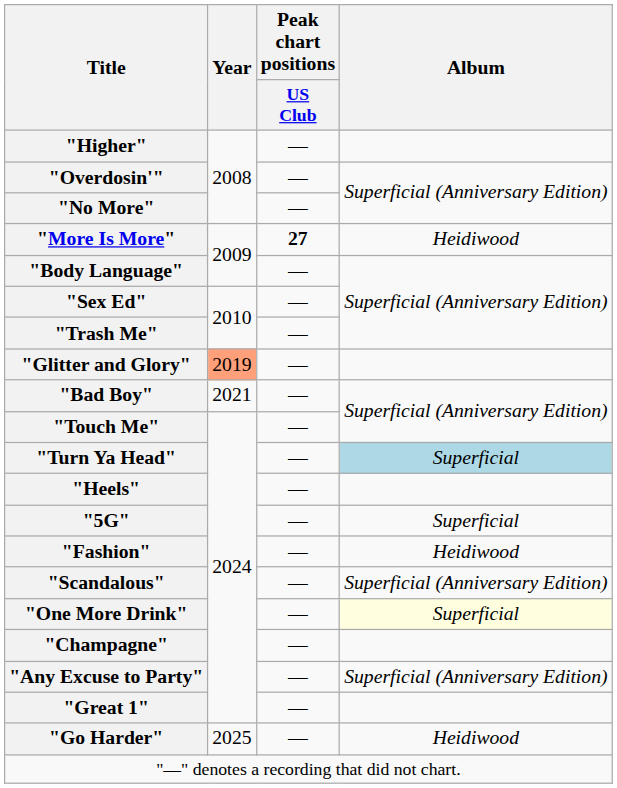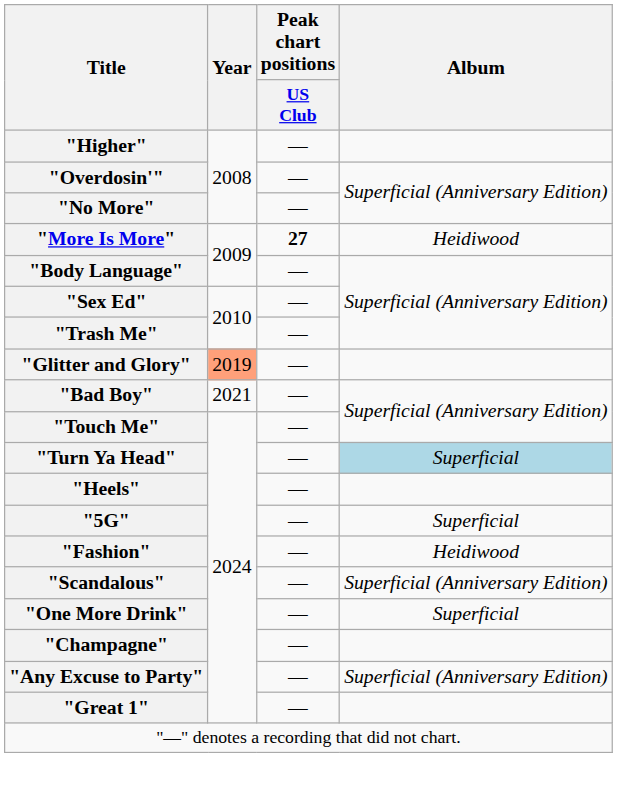(476, 613) lightyellow background -> (476, 613) no background
- row: (106, 738)
